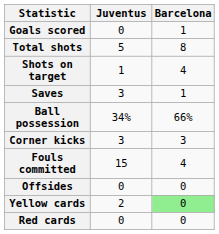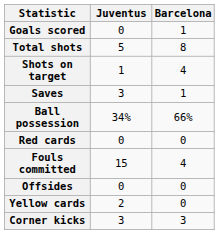rows swapped: (47, 140) <-> (47, 221)
(183, 204) lightgreen background -> (183, 204) no background
